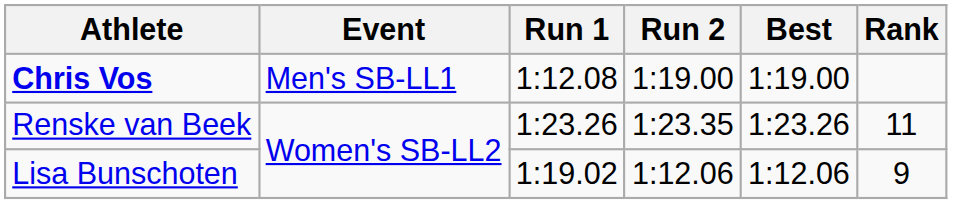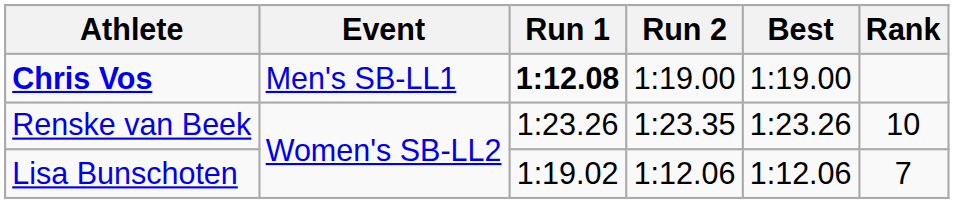(567, 78) normal -> (568, 78) bold
(901, 126) 11 -> (903, 126) 10
(901, 174) 9 -> (903, 174) 7
